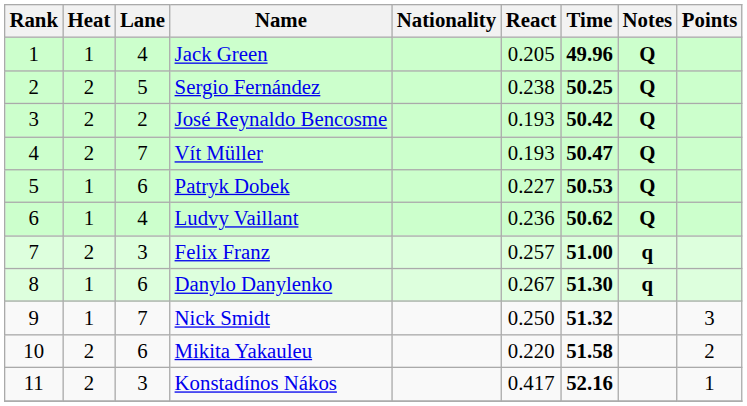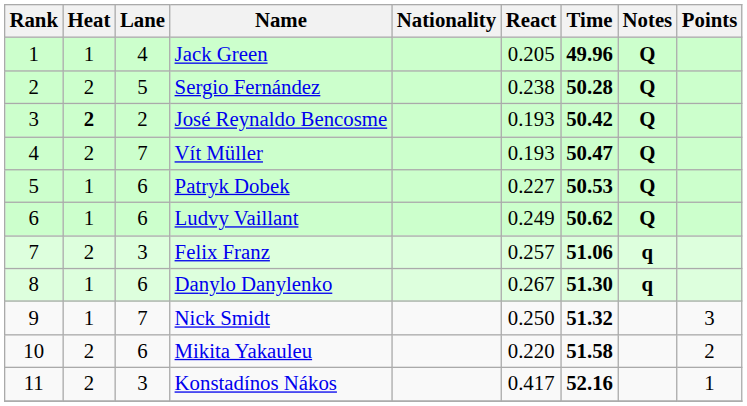(590, 86) 50.25 -> (590, 86) 50.28
(89, 119) normal -> (89, 119) bold
(142, 218) 4 -> (142, 218) 6
(531, 218) 0.236 -> (531, 218) 0.249
(590, 251) 51.00 -> (590, 251) 51.06
